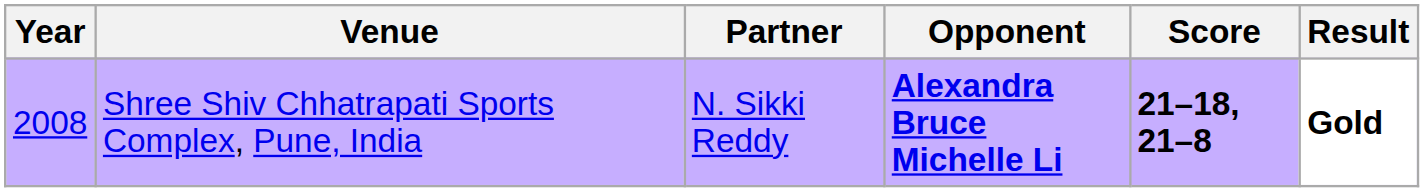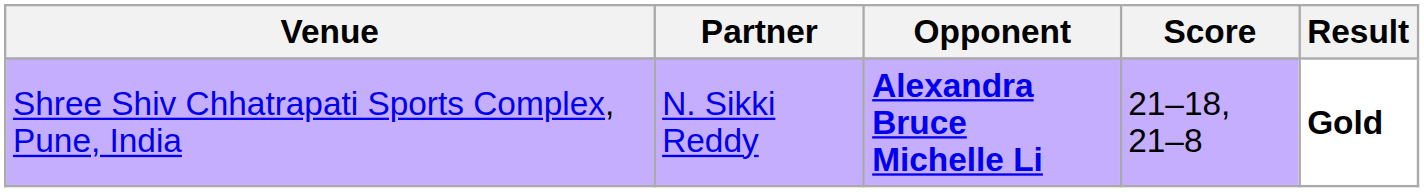- column: (50, 32)
(1189, 122) bold -> (1179, 122) normal
